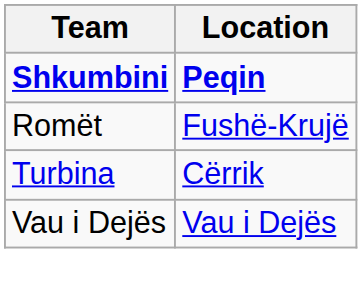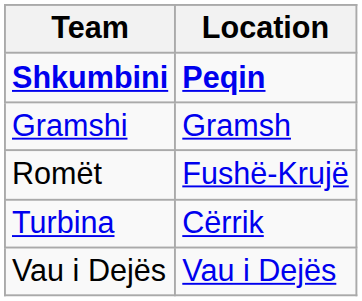+ row: (70, 125)
